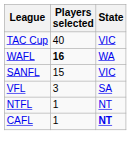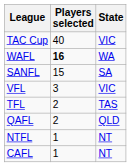(107, 72) VIC -> (105, 72) SA
(105, 89) SA -> (107, 89) VIC
+ row: (16, 105)
+ row: (20, 121)
(105, 121) bold -> (105, 154) normal
